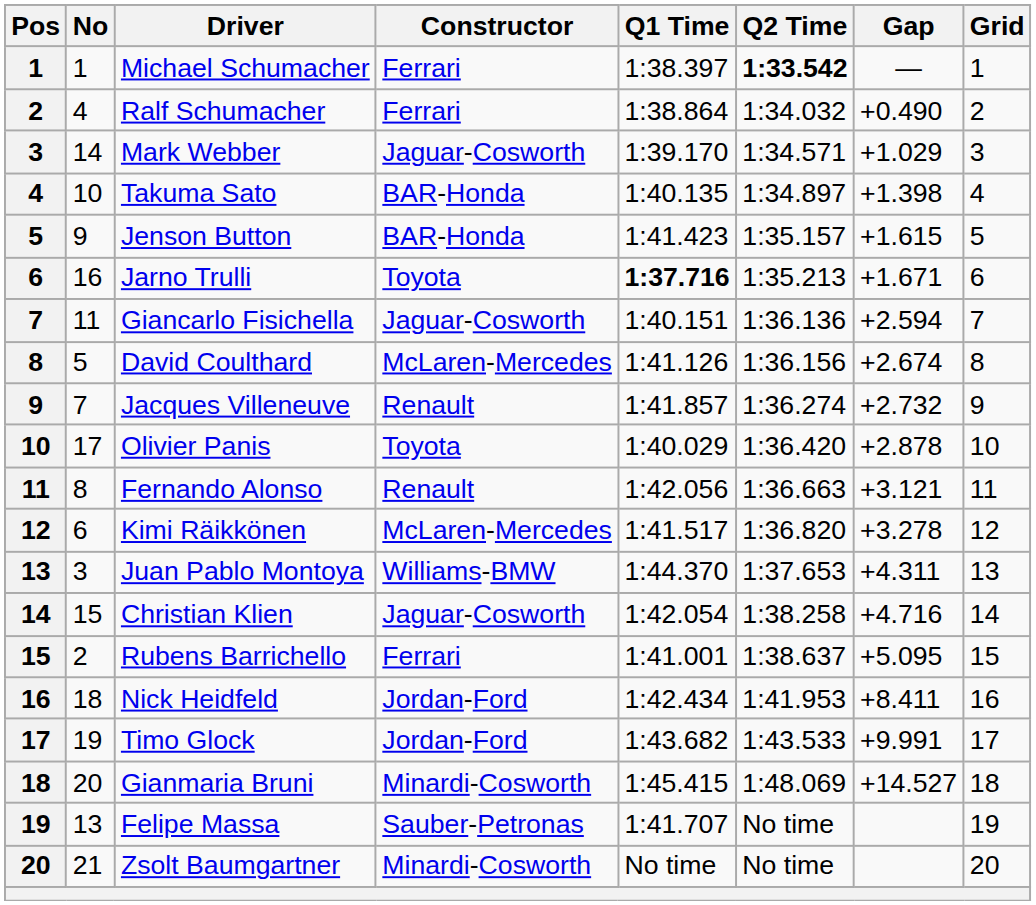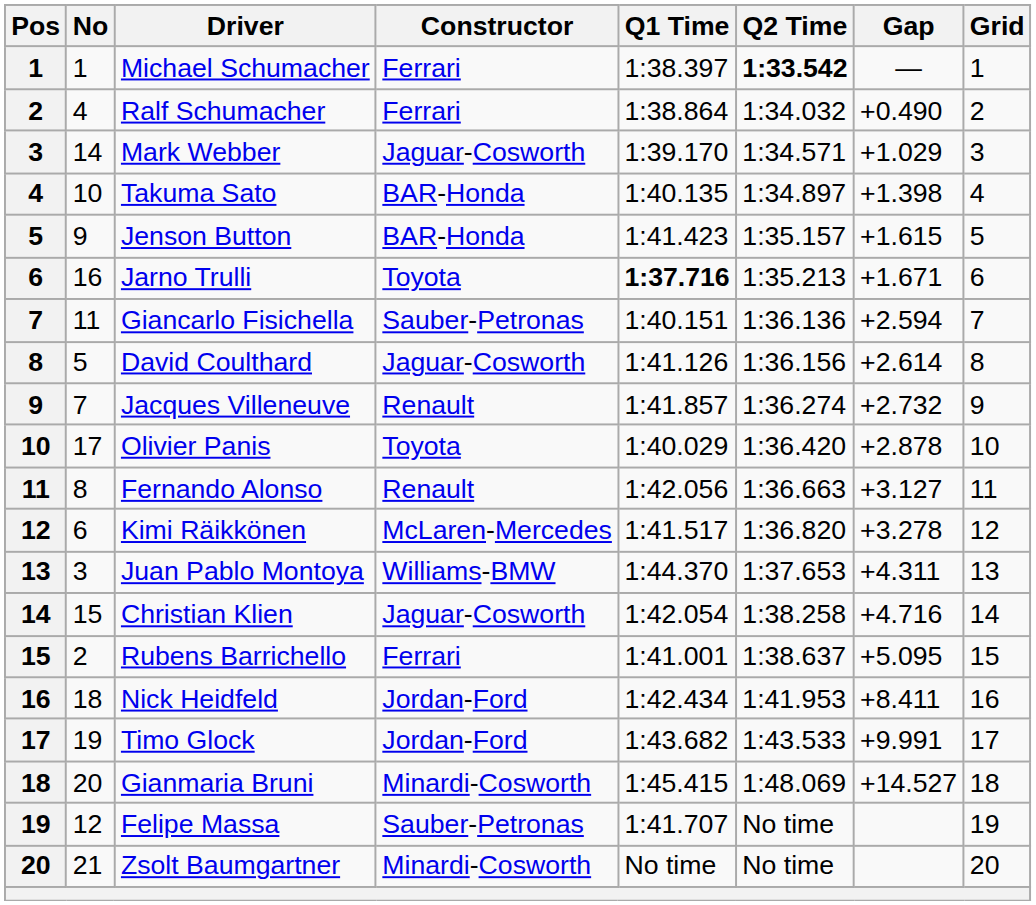(484, 320) Jaguar-Cosworth -> (483, 320) Sauber-Petronas
(497, 362) McLaren-Mercedes -> (484, 362) Jaguar-Cosworth
(901, 362) +2.674 -> (901, 362) +2.614
(901, 488) +3.121 -> (901, 488) +3.127
(88, 824) 13 -> (88, 824) 12
